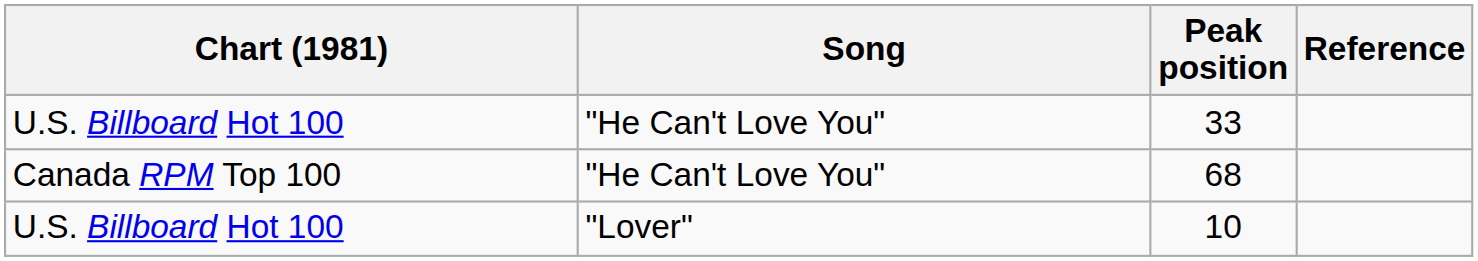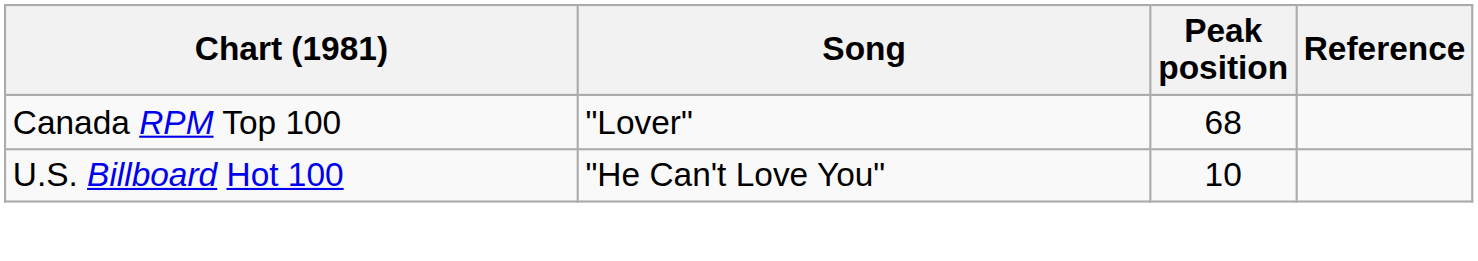- row: (1223, 121)
(735, 174) "He Can't Love You" -> (639, 121) "Lover"
(639, 227) "Lover" -> (735, 174) "He Can't Love You"
